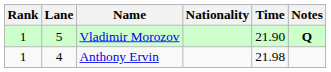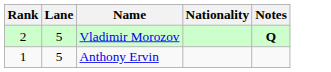- column: (270, 15)
(23, 36) 1 -> (23, 36) 2
(59, 57) 4 -> (59, 57) 5
